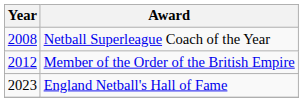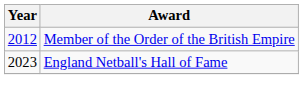- row: (157, 39)
